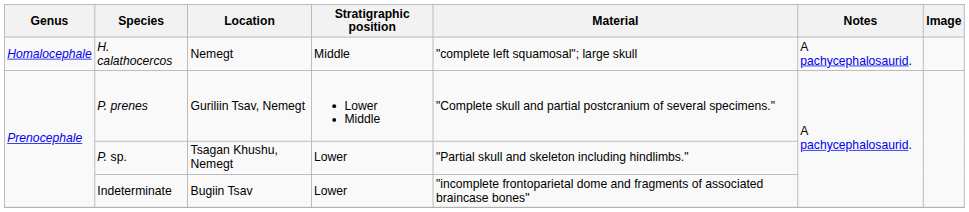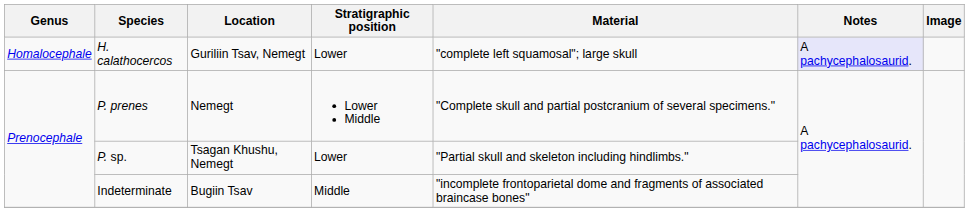(212, 53) Nemegt -> (248, 53) Guriliin Tsav, Nemegt
(332, 53) Middle -> (331, 53) Lower
(856, 53) no background -> (856, 53) lavender background
(248, 105) Guriliin Tsav, Nemegt -> (212, 105) Nemegt
(331, 190) Lower -> (332, 190) Middle
